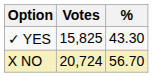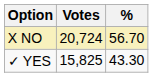rows swapped: (25, 61) <-> (29, 38)
